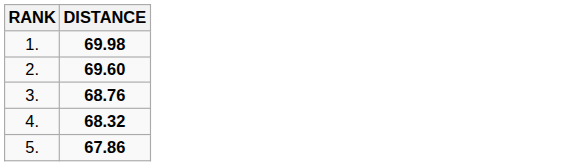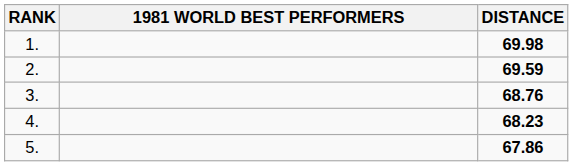+ column: (269, 18)
(105, 70) 69.60 -> (523, 70) 69.59
(105, 122) 68.32 -> (523, 122) 68.23
